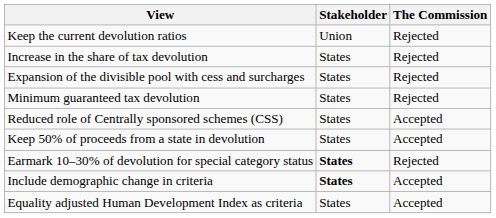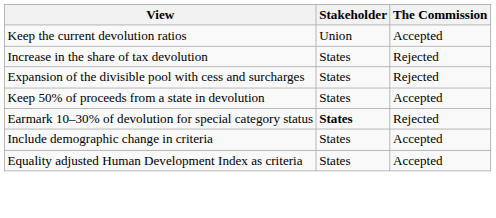(416, 35) Rejected -> (418, 35) Accepted
- row: (103, 98)
- row: (145, 118)
(336, 181) bold -> (335, 139) normal
